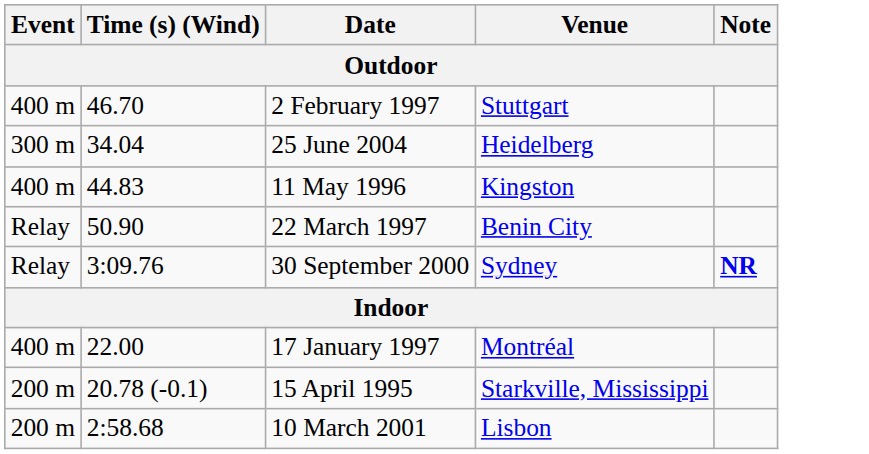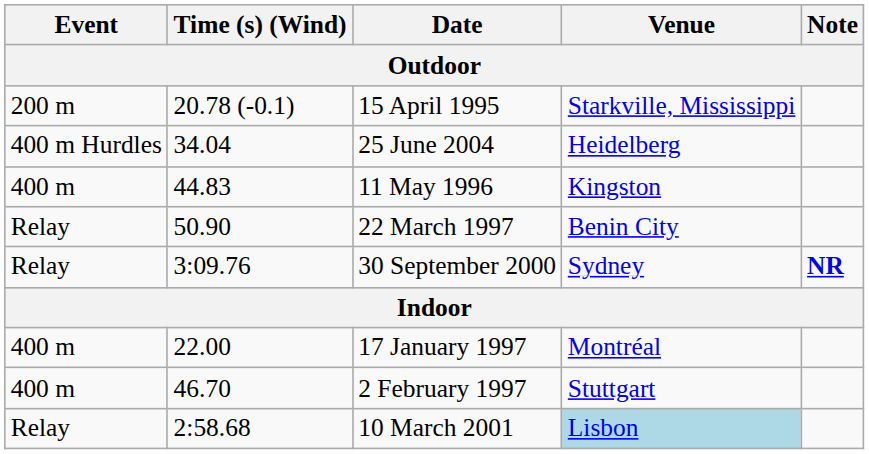rows swapped: (342, 387) <-> (355, 105)
(43, 145) 300 m -> (86, 145) 400 m Hurdles
(43, 428) 200 m -> (40, 428) Relay
(516, 428) no background -> (603, 428) lightblue background
